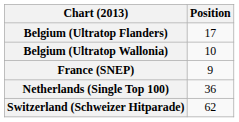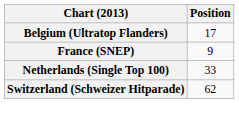- row: (96, 51)
(210, 88) 36 -> (210, 70) 33
